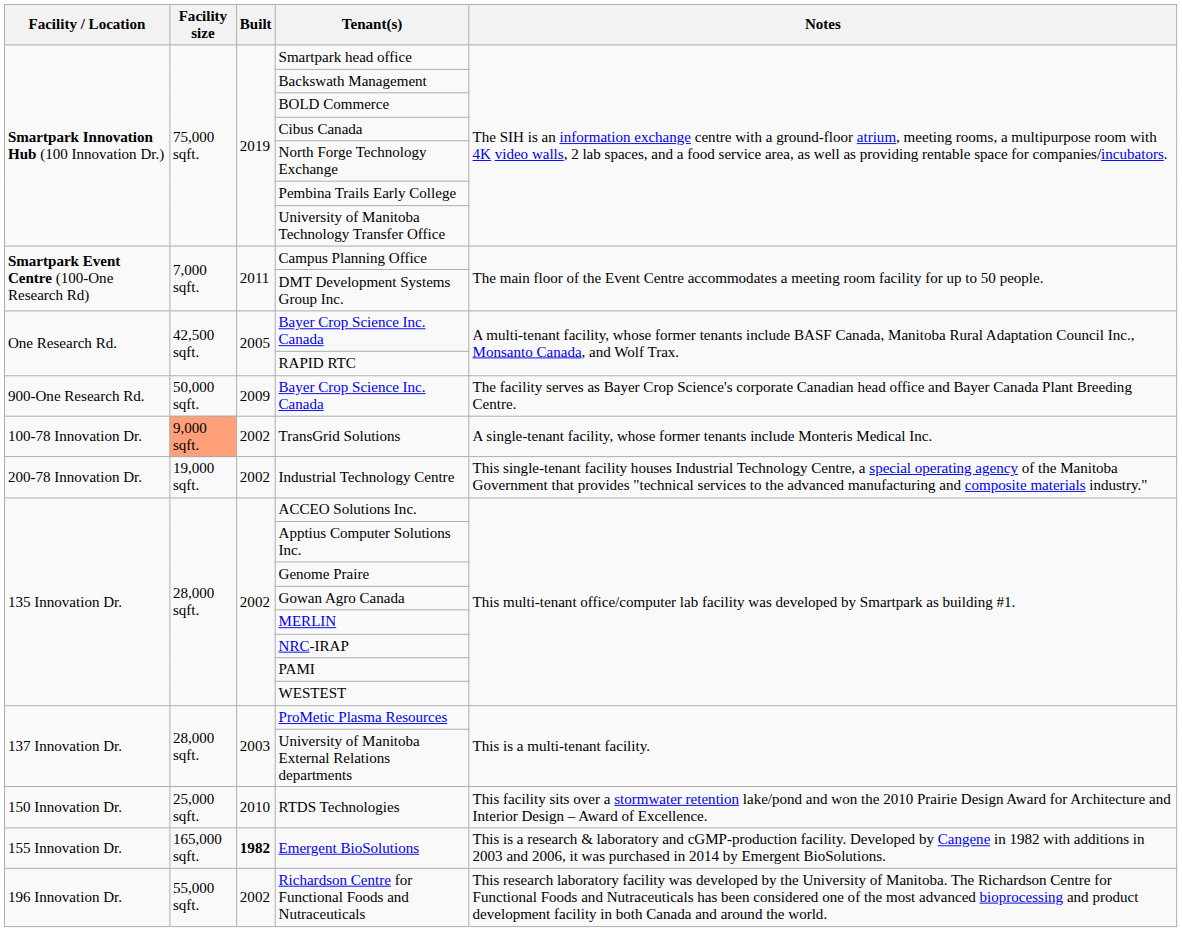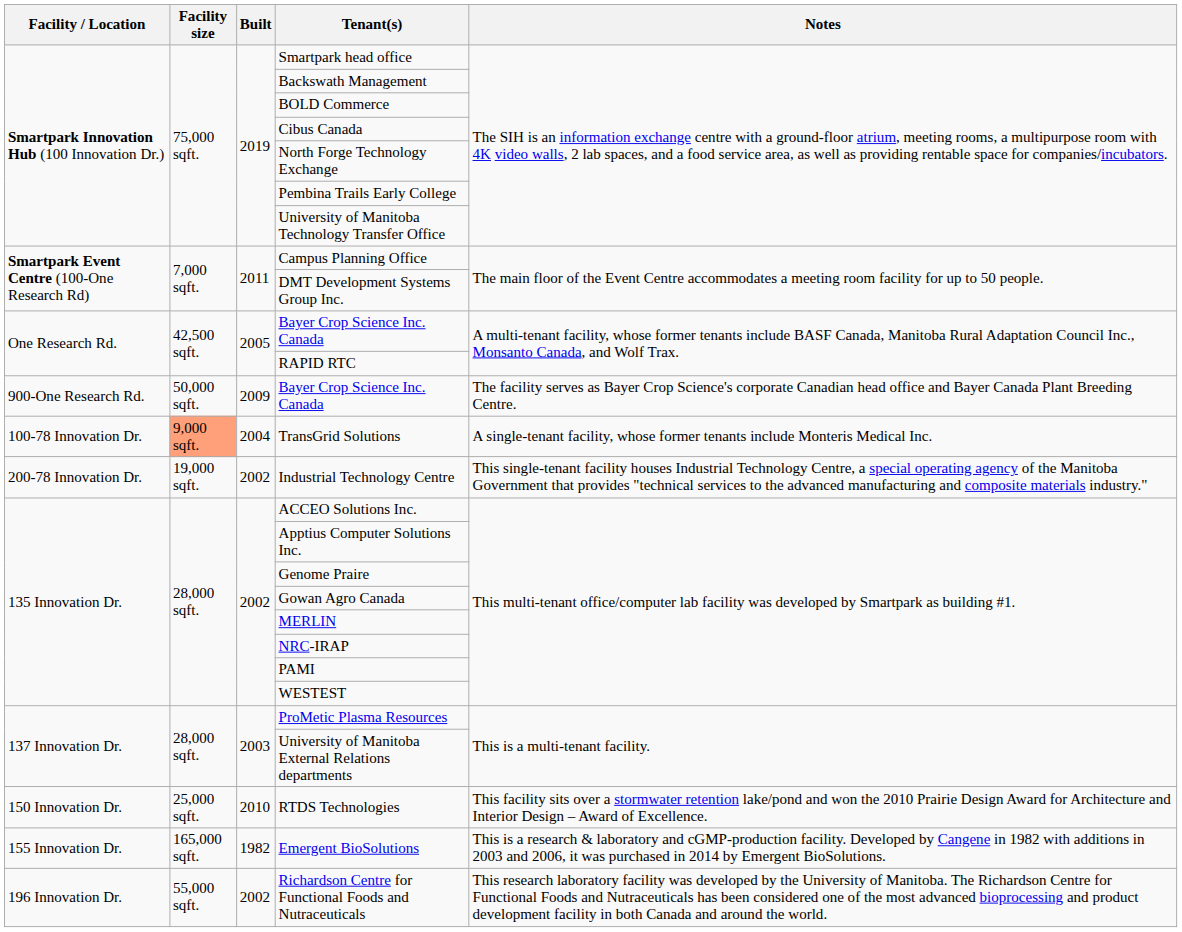(255, 436) 2002 -> (255, 436) 2004
(255, 848) bold -> (255, 848) normal
